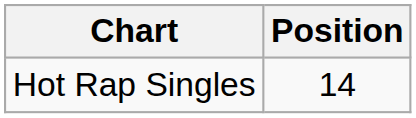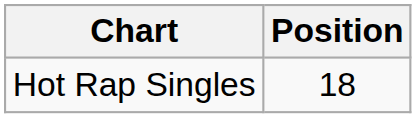(337, 84) 14 -> (337, 84) 18
